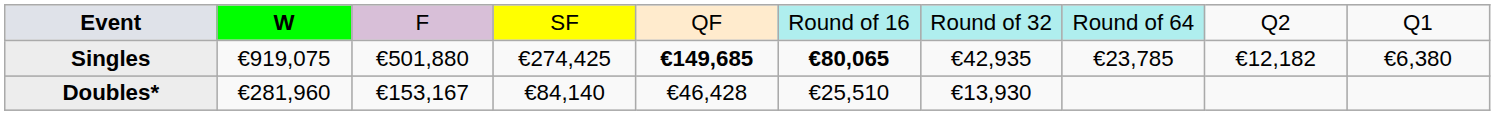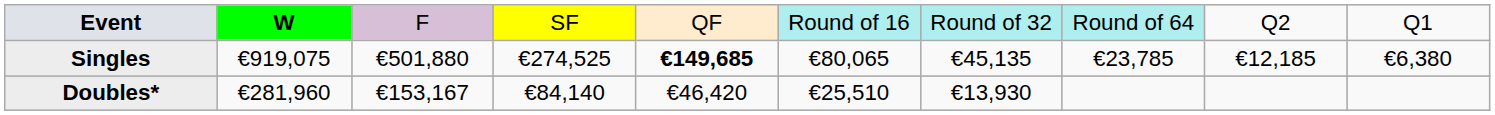(565, 58) €274,425 -> (565, 58) €274,525
(849, 58) bold -> (849, 58) normal
(991, 58) €42,935 -> (991, 58) €45,135
(1276, 58) €12,182 -> (1276, 58) €12,185
(707, 93) €46,428 -> (707, 93) €46,420
